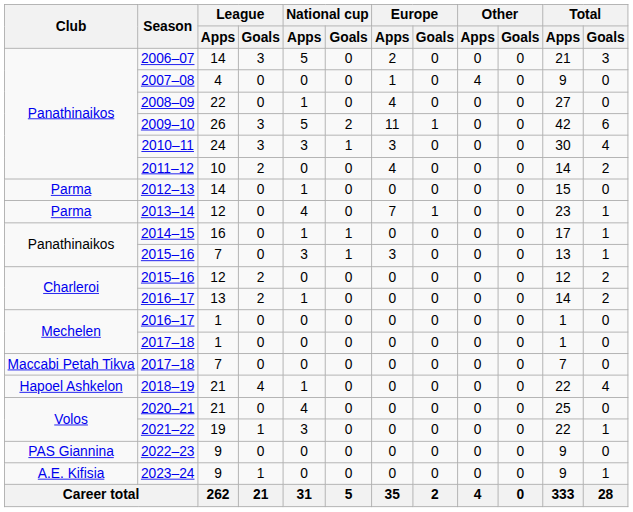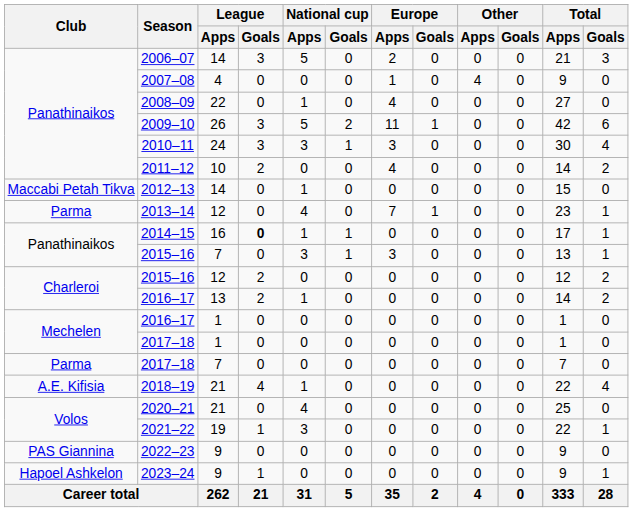(71, 189) Parma -> (71, 189) Maccabi Petah Tikva
(261, 233) normal -> (261, 233) bold
(71, 364) Maccabi Petah Tikva -> (71, 364) Parma
(71, 386) Hapoel Ashkelon -> (71, 386) A.E. Kifisia
(71, 473) A.E. Kifisia -> (71, 473) Hapoel Ashkelon
